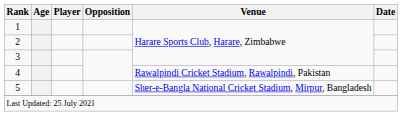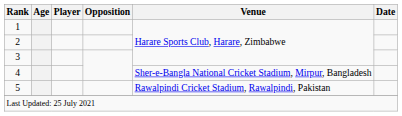(232, 73) Rawalpindi Cricket Stadium, Rawalpindi, Pakistan -> (253, 73) Sher-e-Bangla National Cricket Stadium, Mirpur, Bangladesh
(253, 88) Sher-e-Bangla National Cricket Stadium, Mirpur, Bangladesh -> (232, 88) Rawalpindi Cricket Stadium, Rawalpindi, Pakistan
